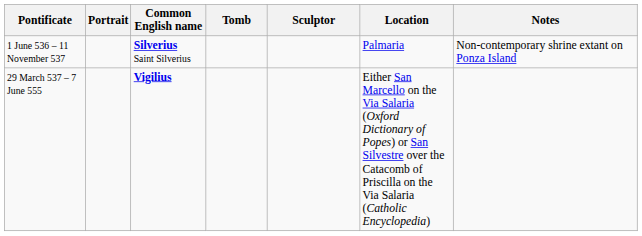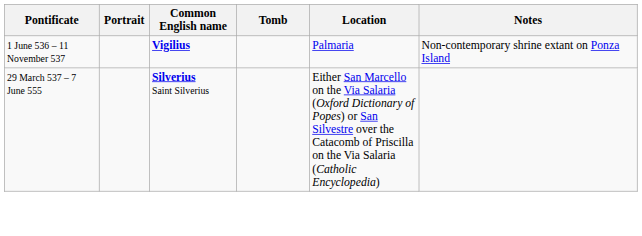- column: (314, 20)
(162, 51) Silverius Saint Silverius -> (171, 45) Vigilius
(153, 77) Vigilius -> (181, 83) Silverius Saint Silverius
